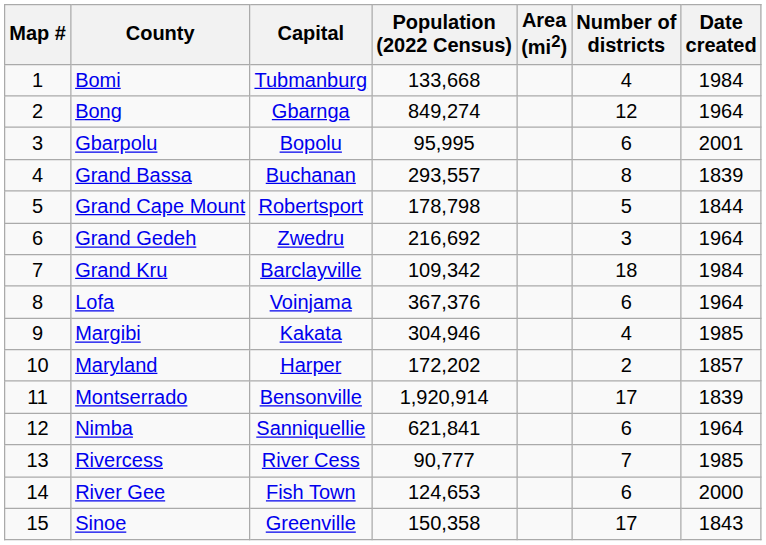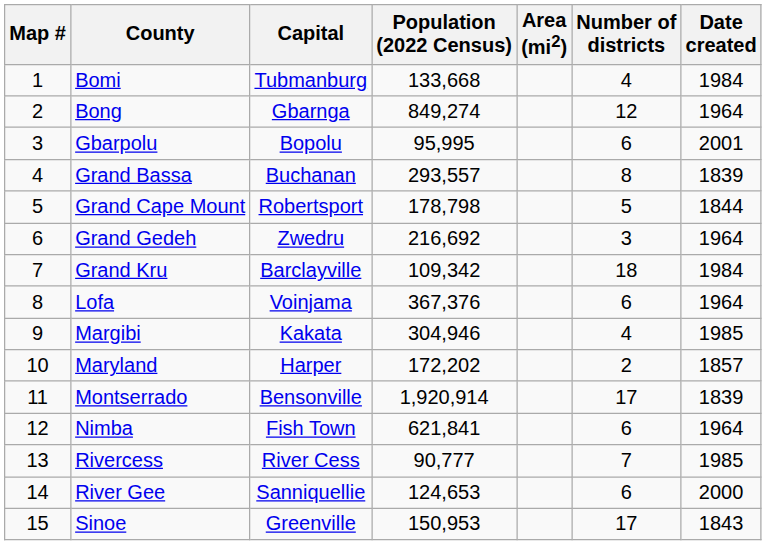(311, 428) Sanniquellie -> (311, 428) Fish Town
(311, 492) Fish Town -> (311, 492) Sanniquellie
(444, 524) 150,358 -> (444, 524) 150,953
